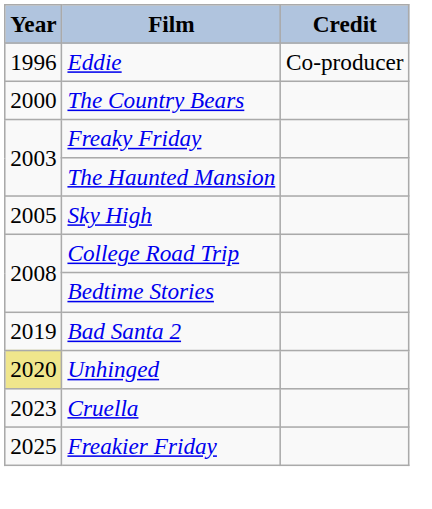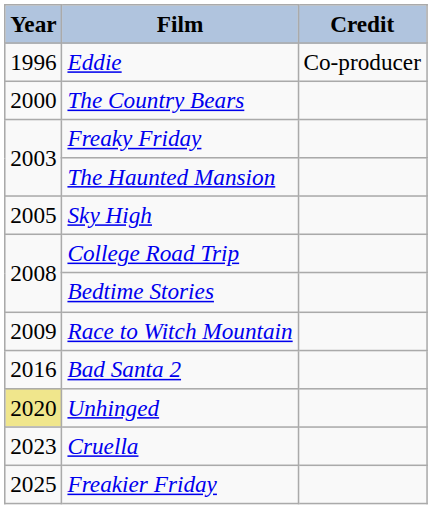+ row: (180, 330)
(33, 330) 2019 -> (33, 368) 2016
